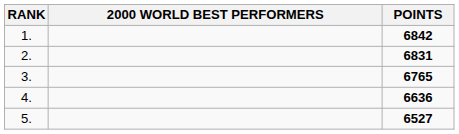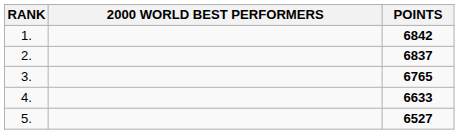(418, 57) 6831 -> (418, 57) 6837
(418, 98) 6636 -> (418, 98) 6633
